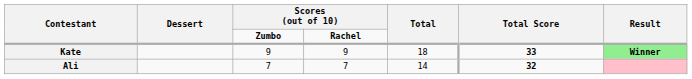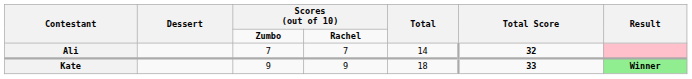rows swapped: (71, 52) <-> (71, 66)
